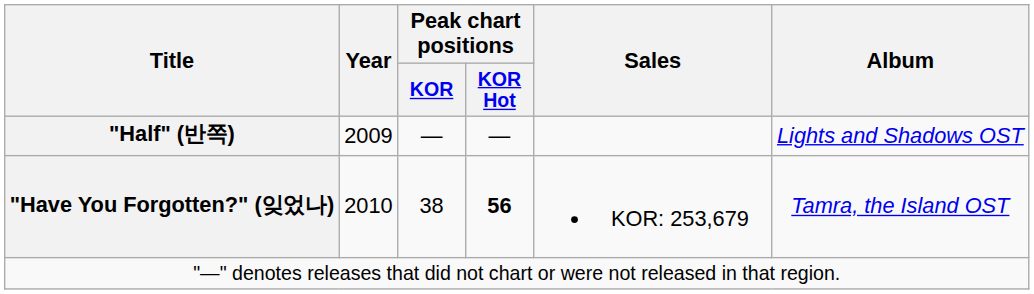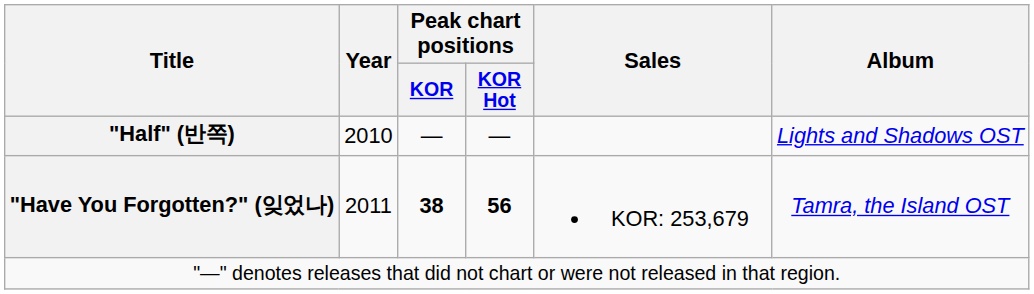(368, 135) 2009 -> (368, 135) 2010
(368, 206) 2010 -> (368, 206) 2011
(432, 206) normal -> (432, 206) bold
